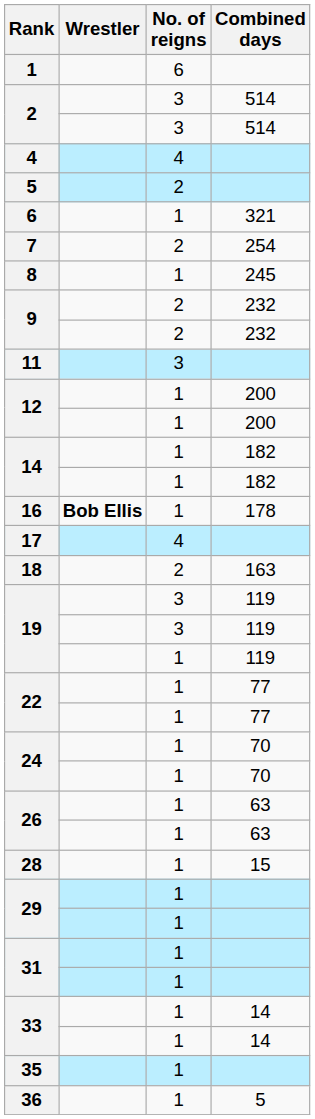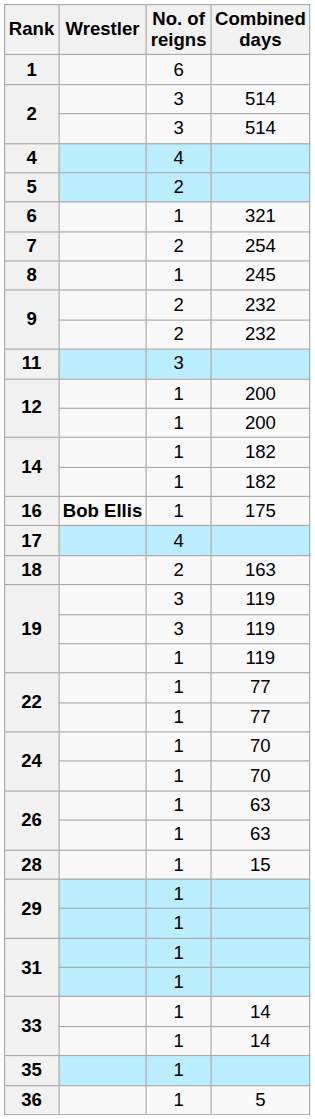(260, 511) 178 -> (260, 511) 175
